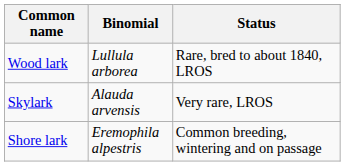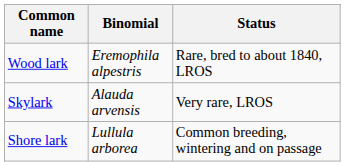(115, 63) Lullula arborea -> (126, 63) Eremophila alpestris
(126, 141) Eremophila alpestris -> (115, 141) Lullula arborea
